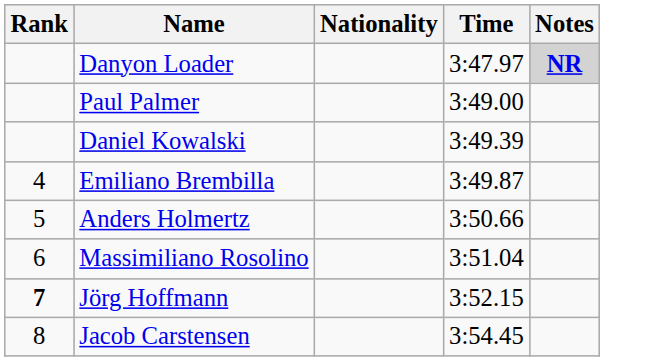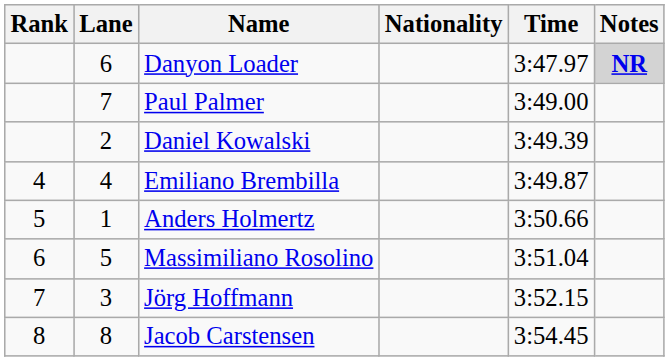+ column: (106, 24)
(39, 297) bold -> (39, 297) normal
